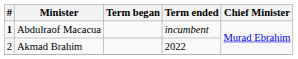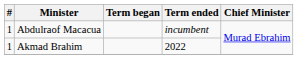(9, 29) bold -> (9, 29) normal
(9, 46) 2 -> (9, 46) 1
